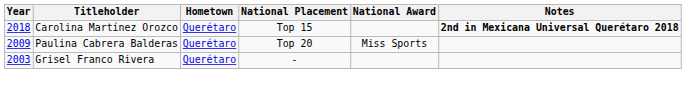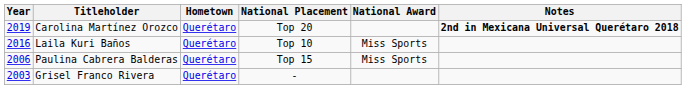(19, 29) 2018 -> (19, 29) 2019
(295, 29) Top 15 -> (295, 29) Top 20
+ row: (83, 45)
(19, 45) 2009 -> (19, 61) 2006
(295, 45) Top 20 -> (295, 61) Top 15
